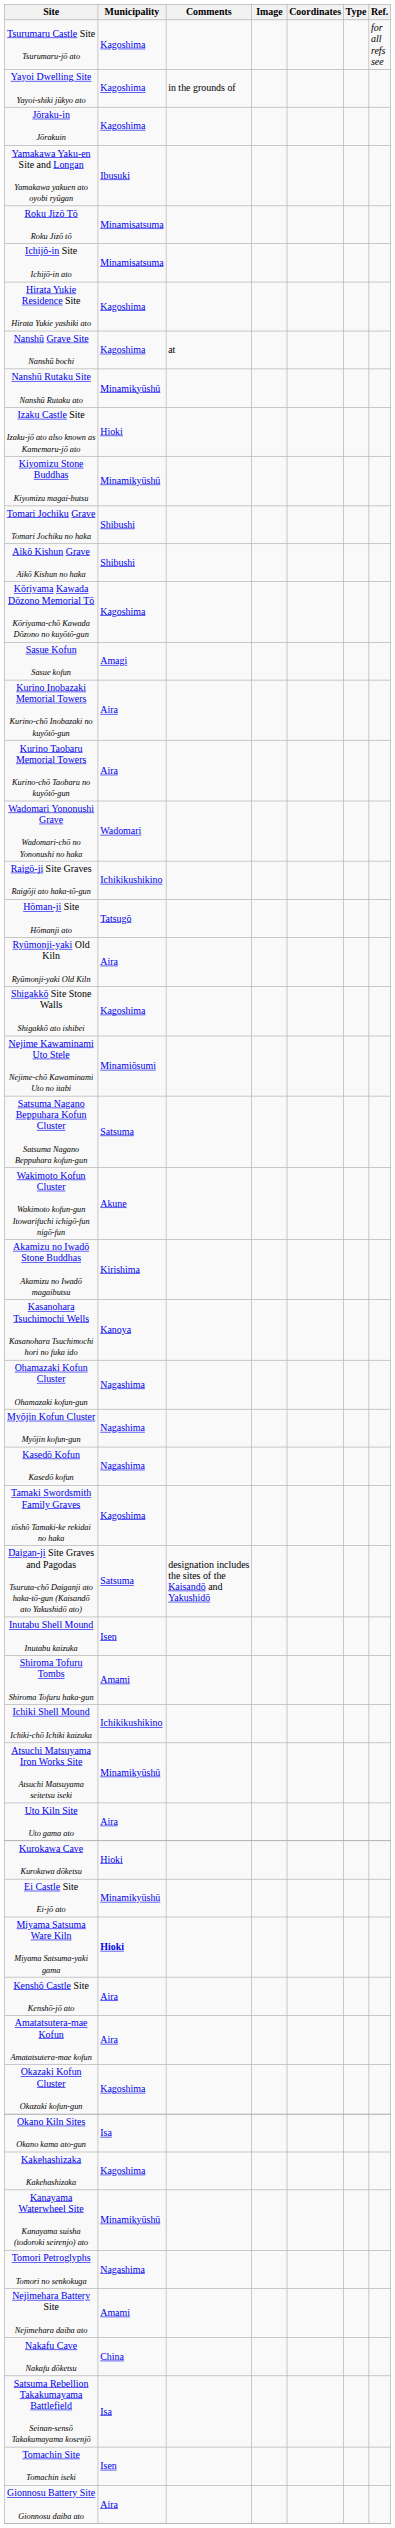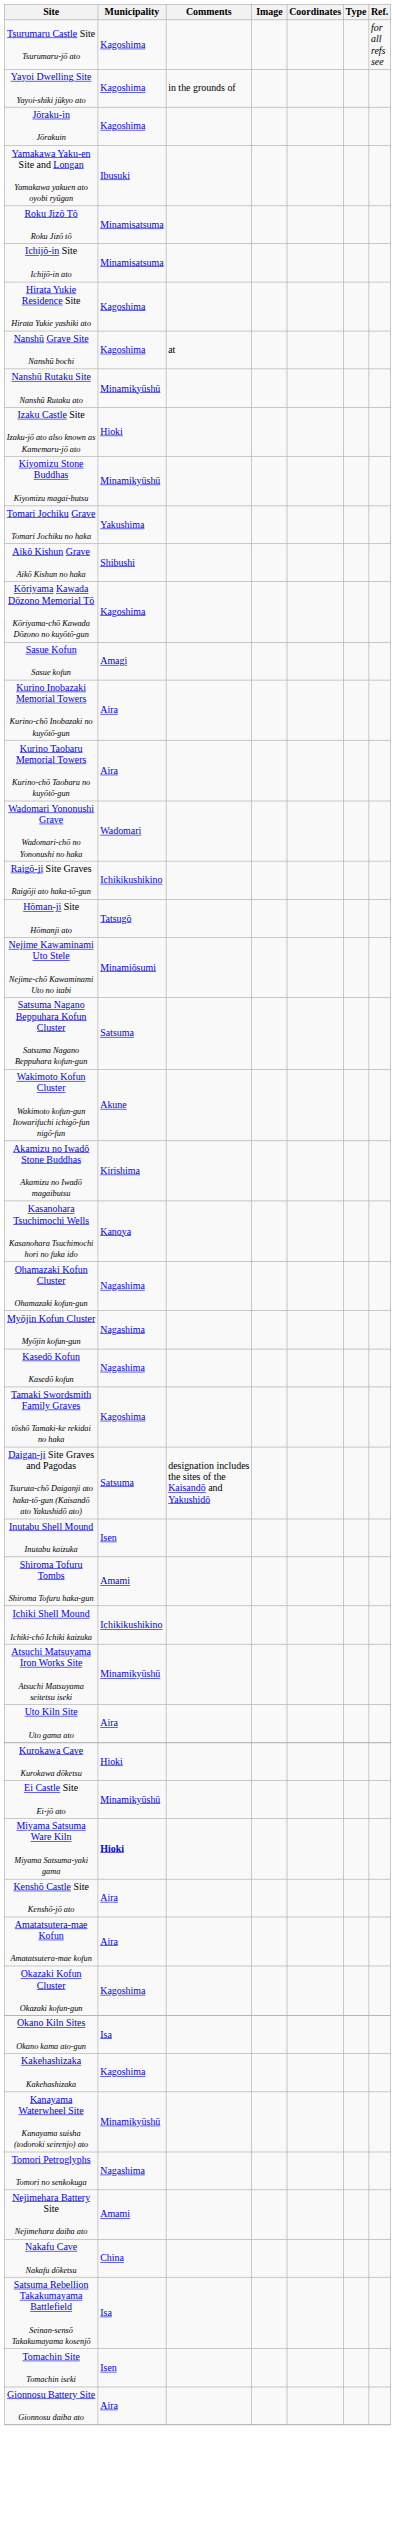(118, 524) Shibushi -> (122, 524) Yakushima
- row: (51, 962)
- row: (51, 1011)
